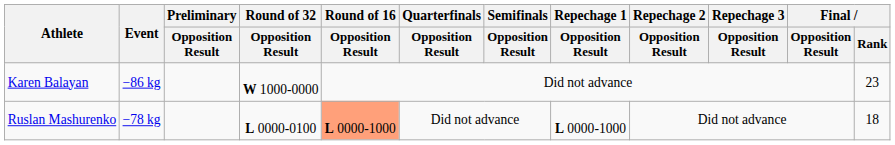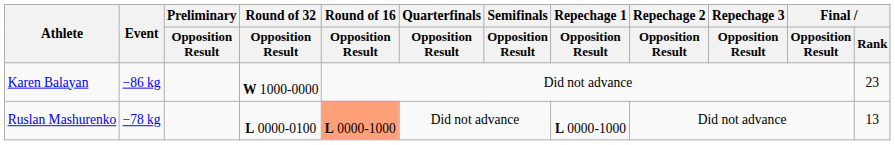(872, 120) 18 -> (872, 120) 13
